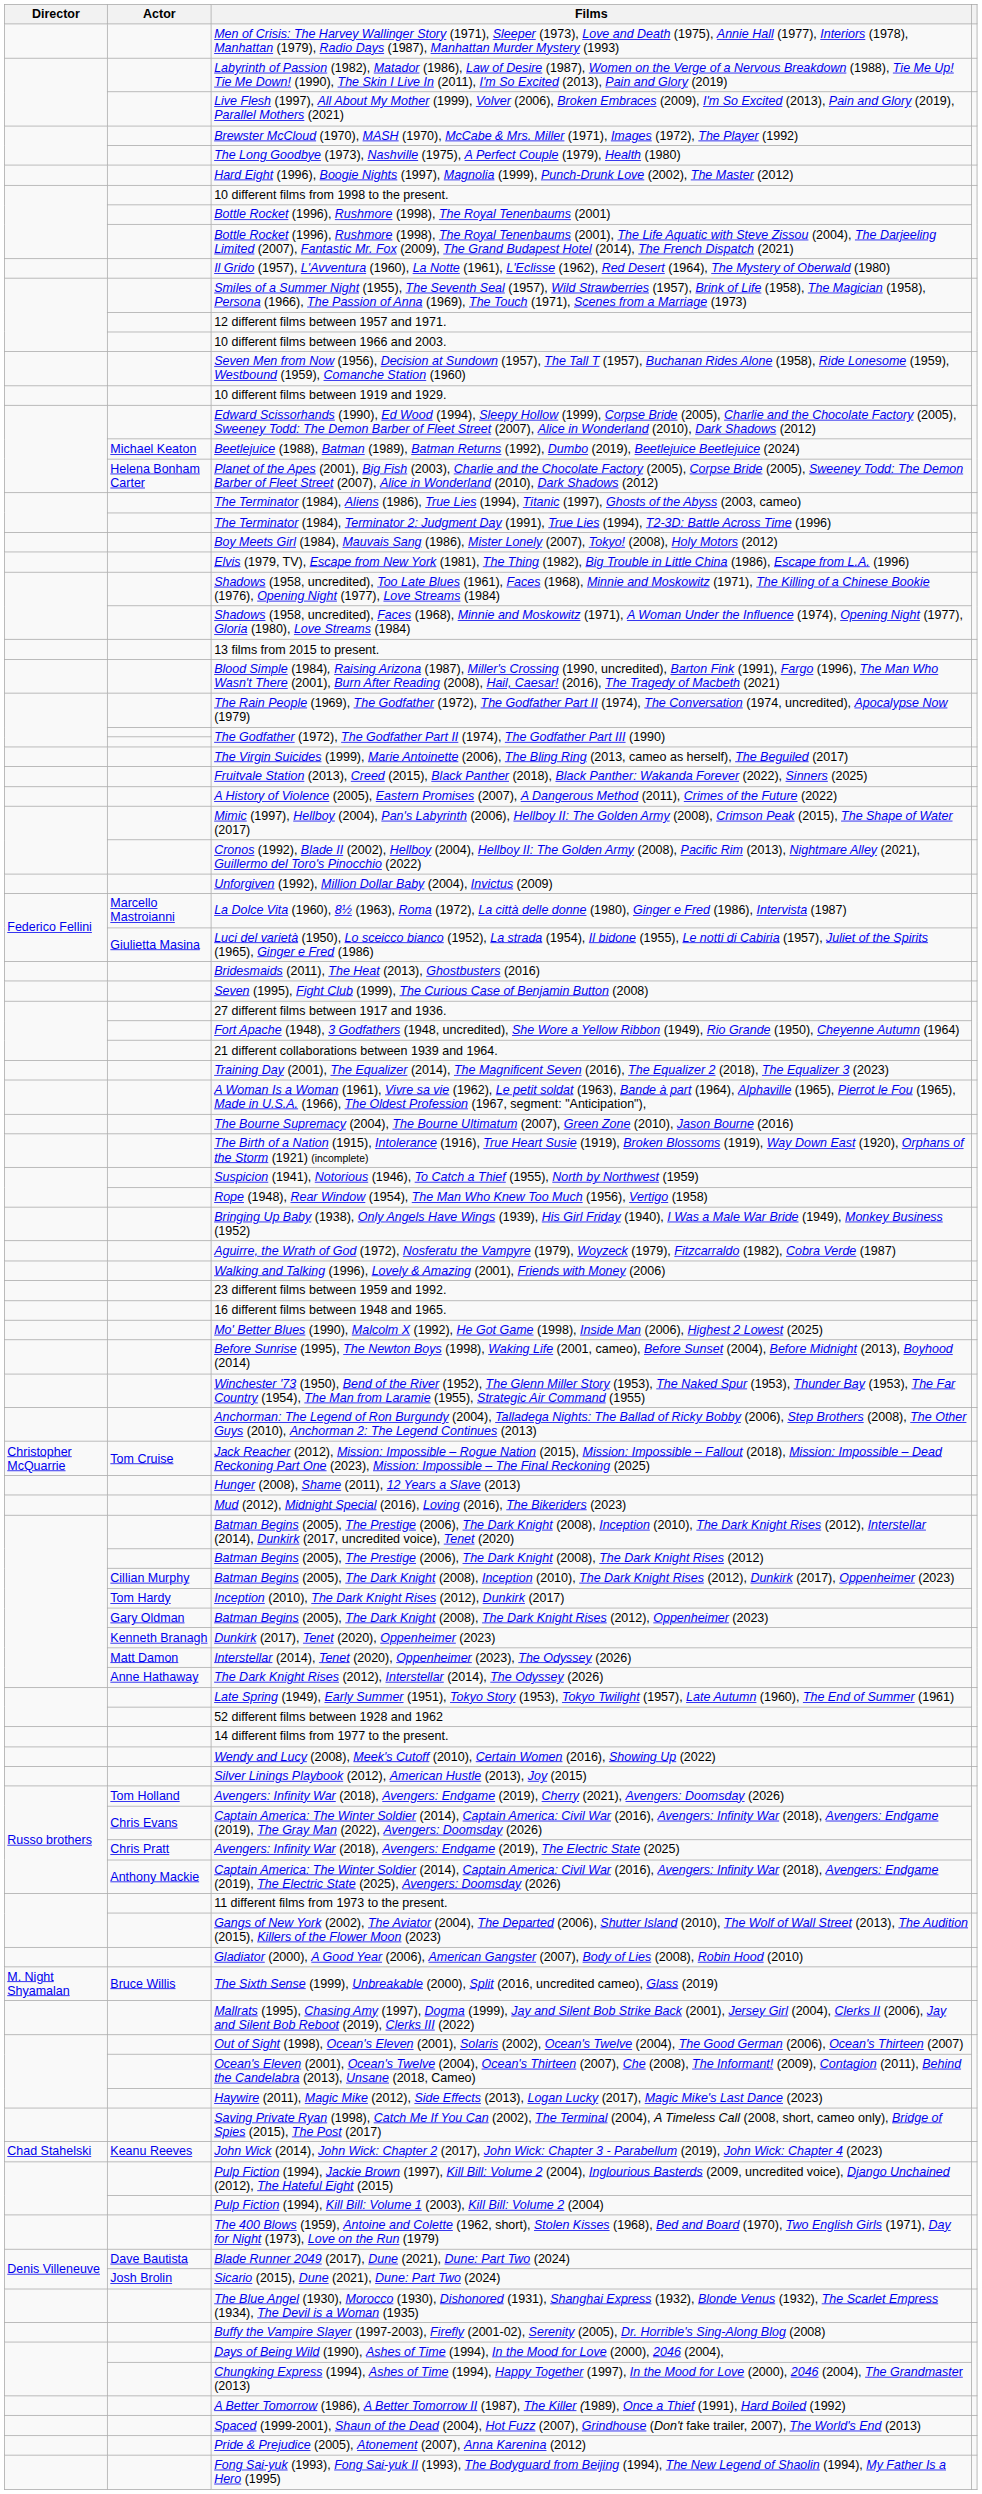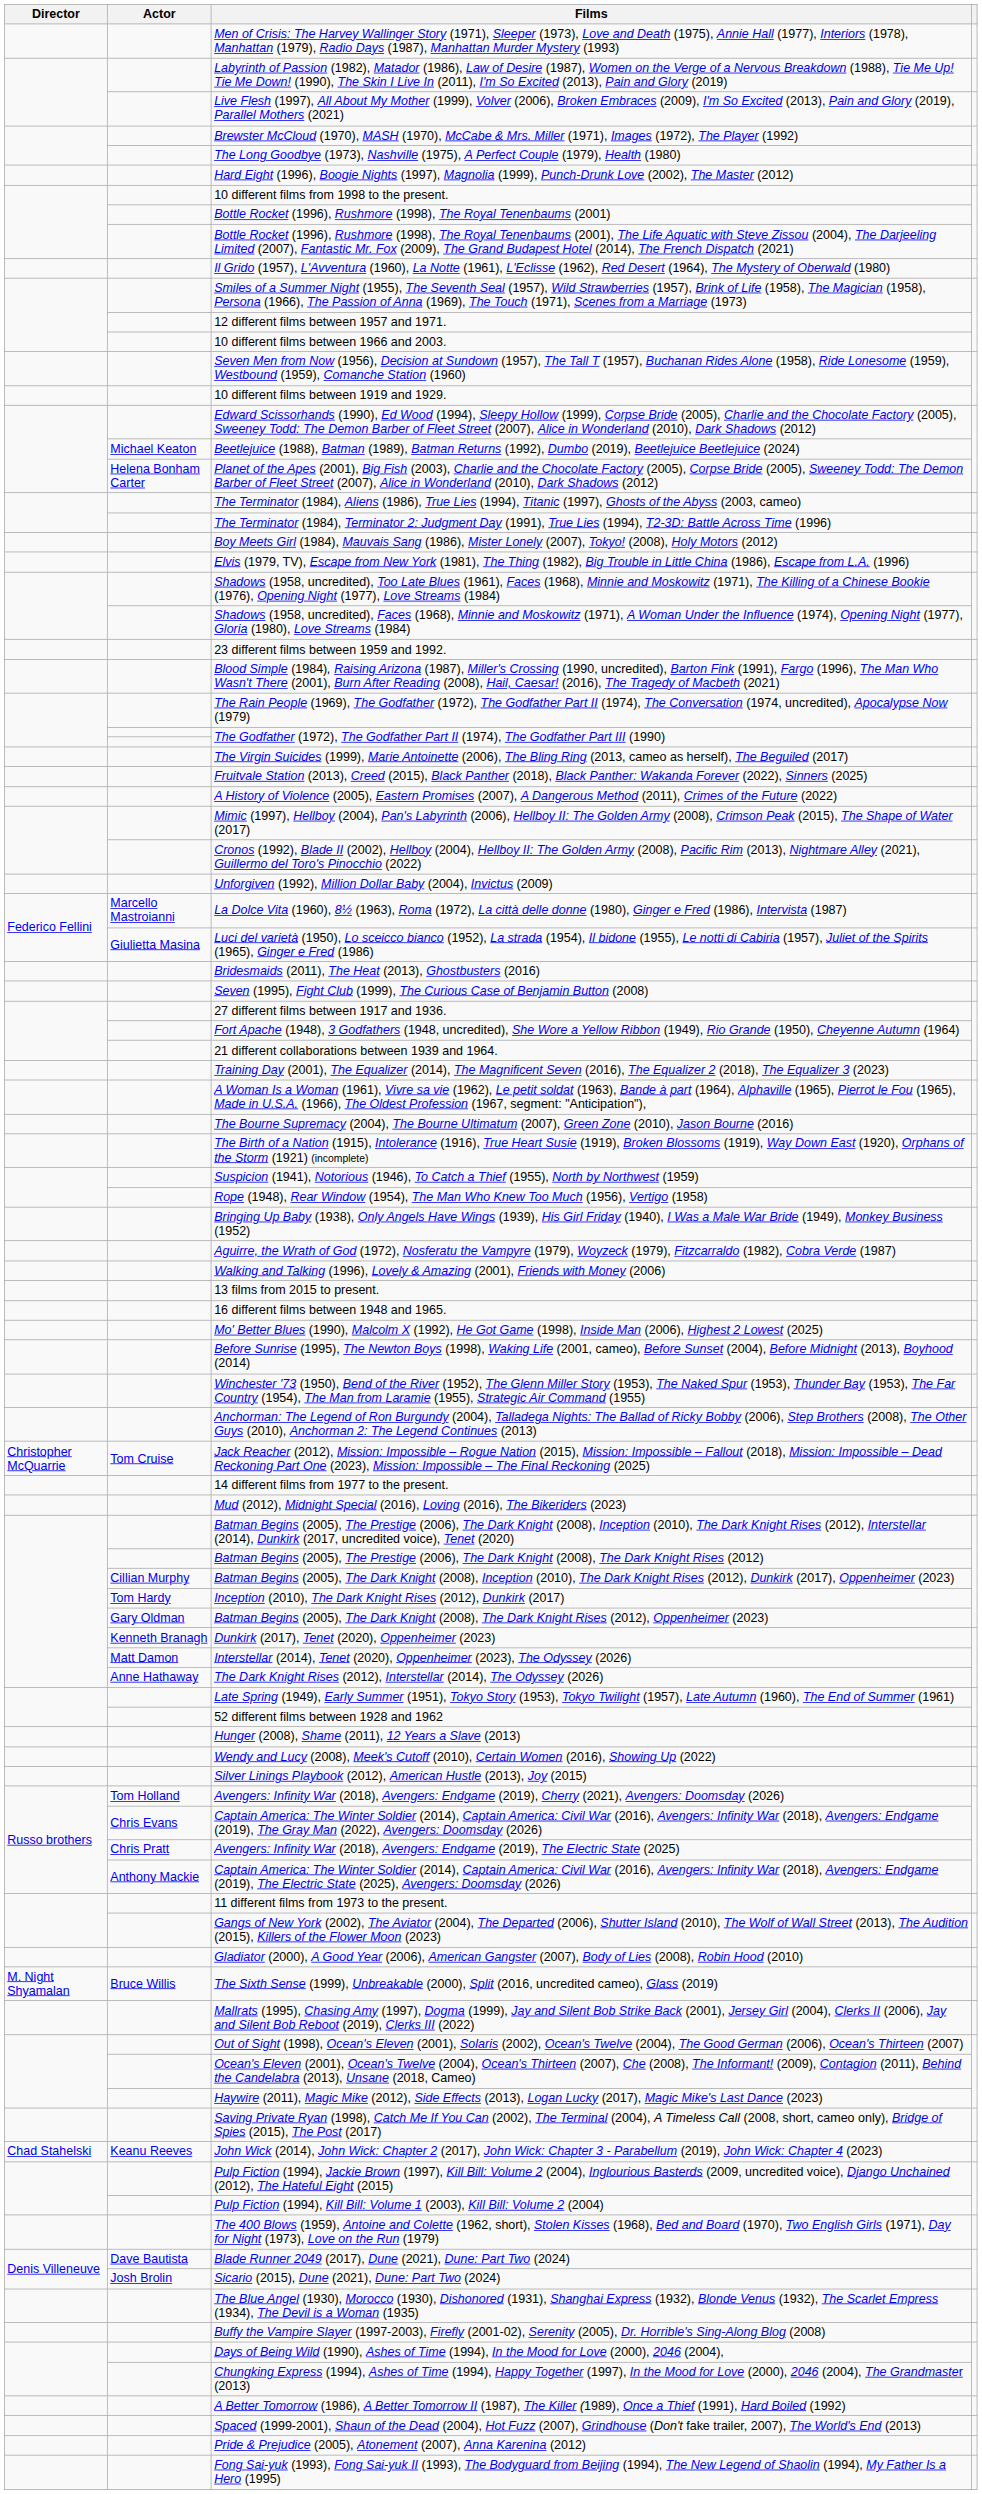rows swapped: (159, 1290) <-> (159, 649)
rows swapped: (159, 1485) <-> (159, 1737)
